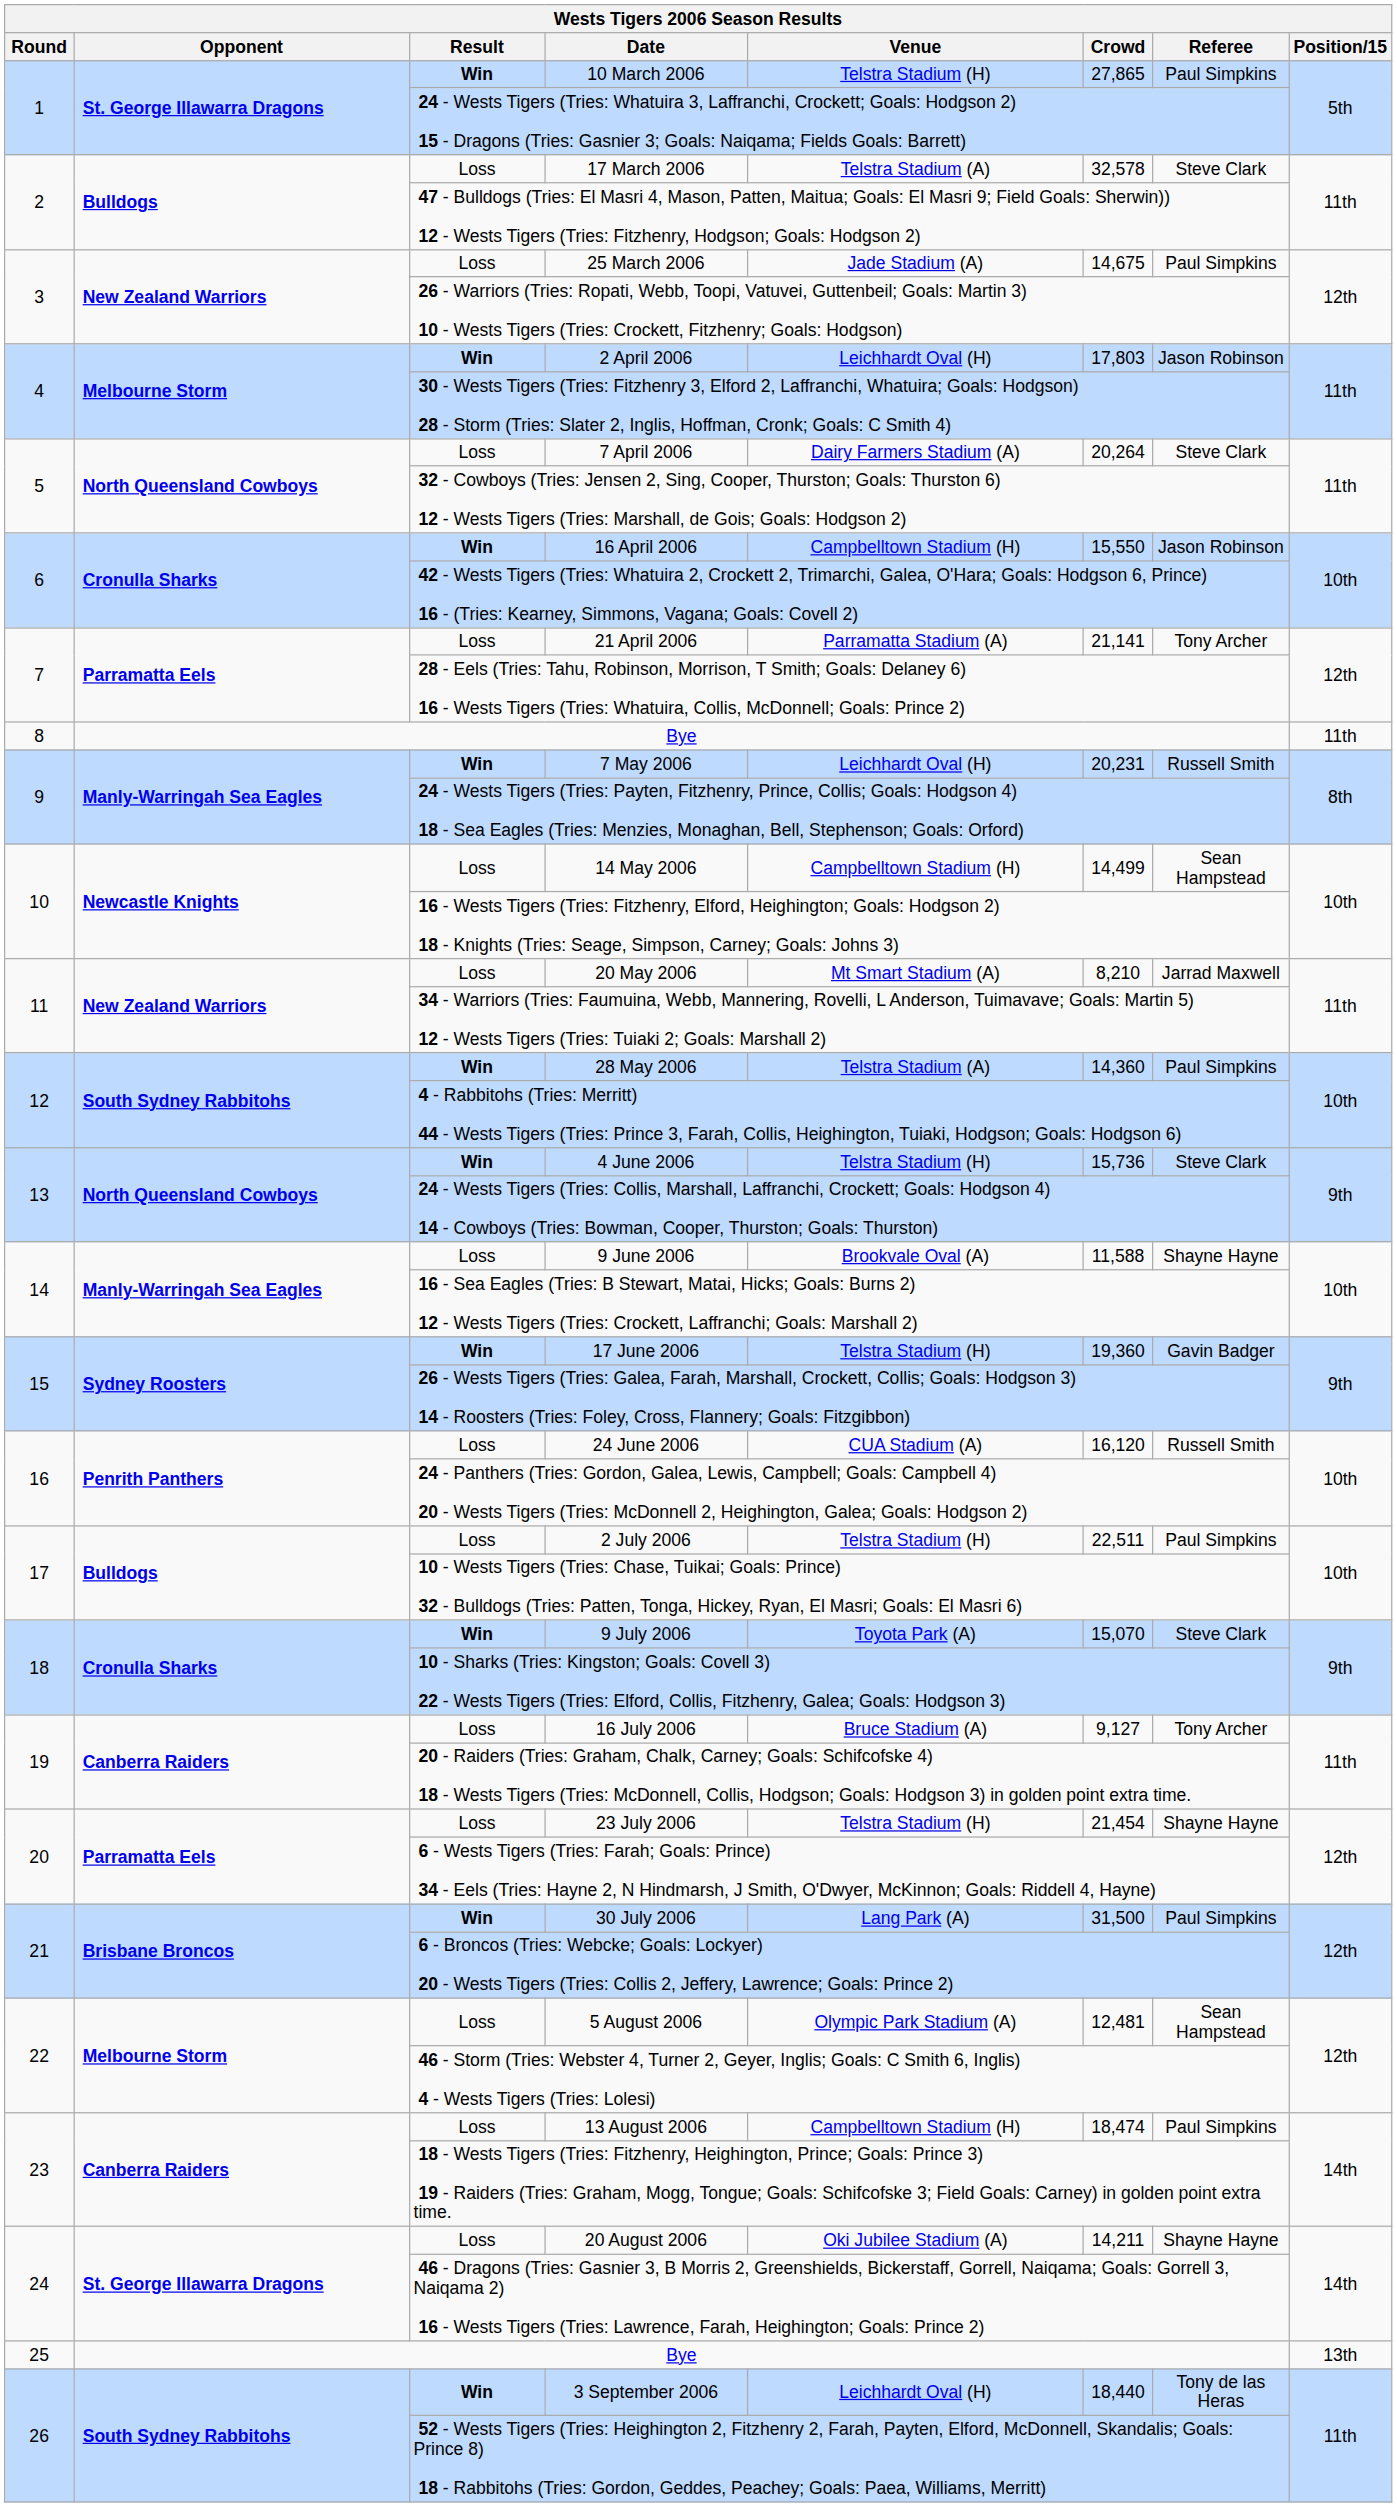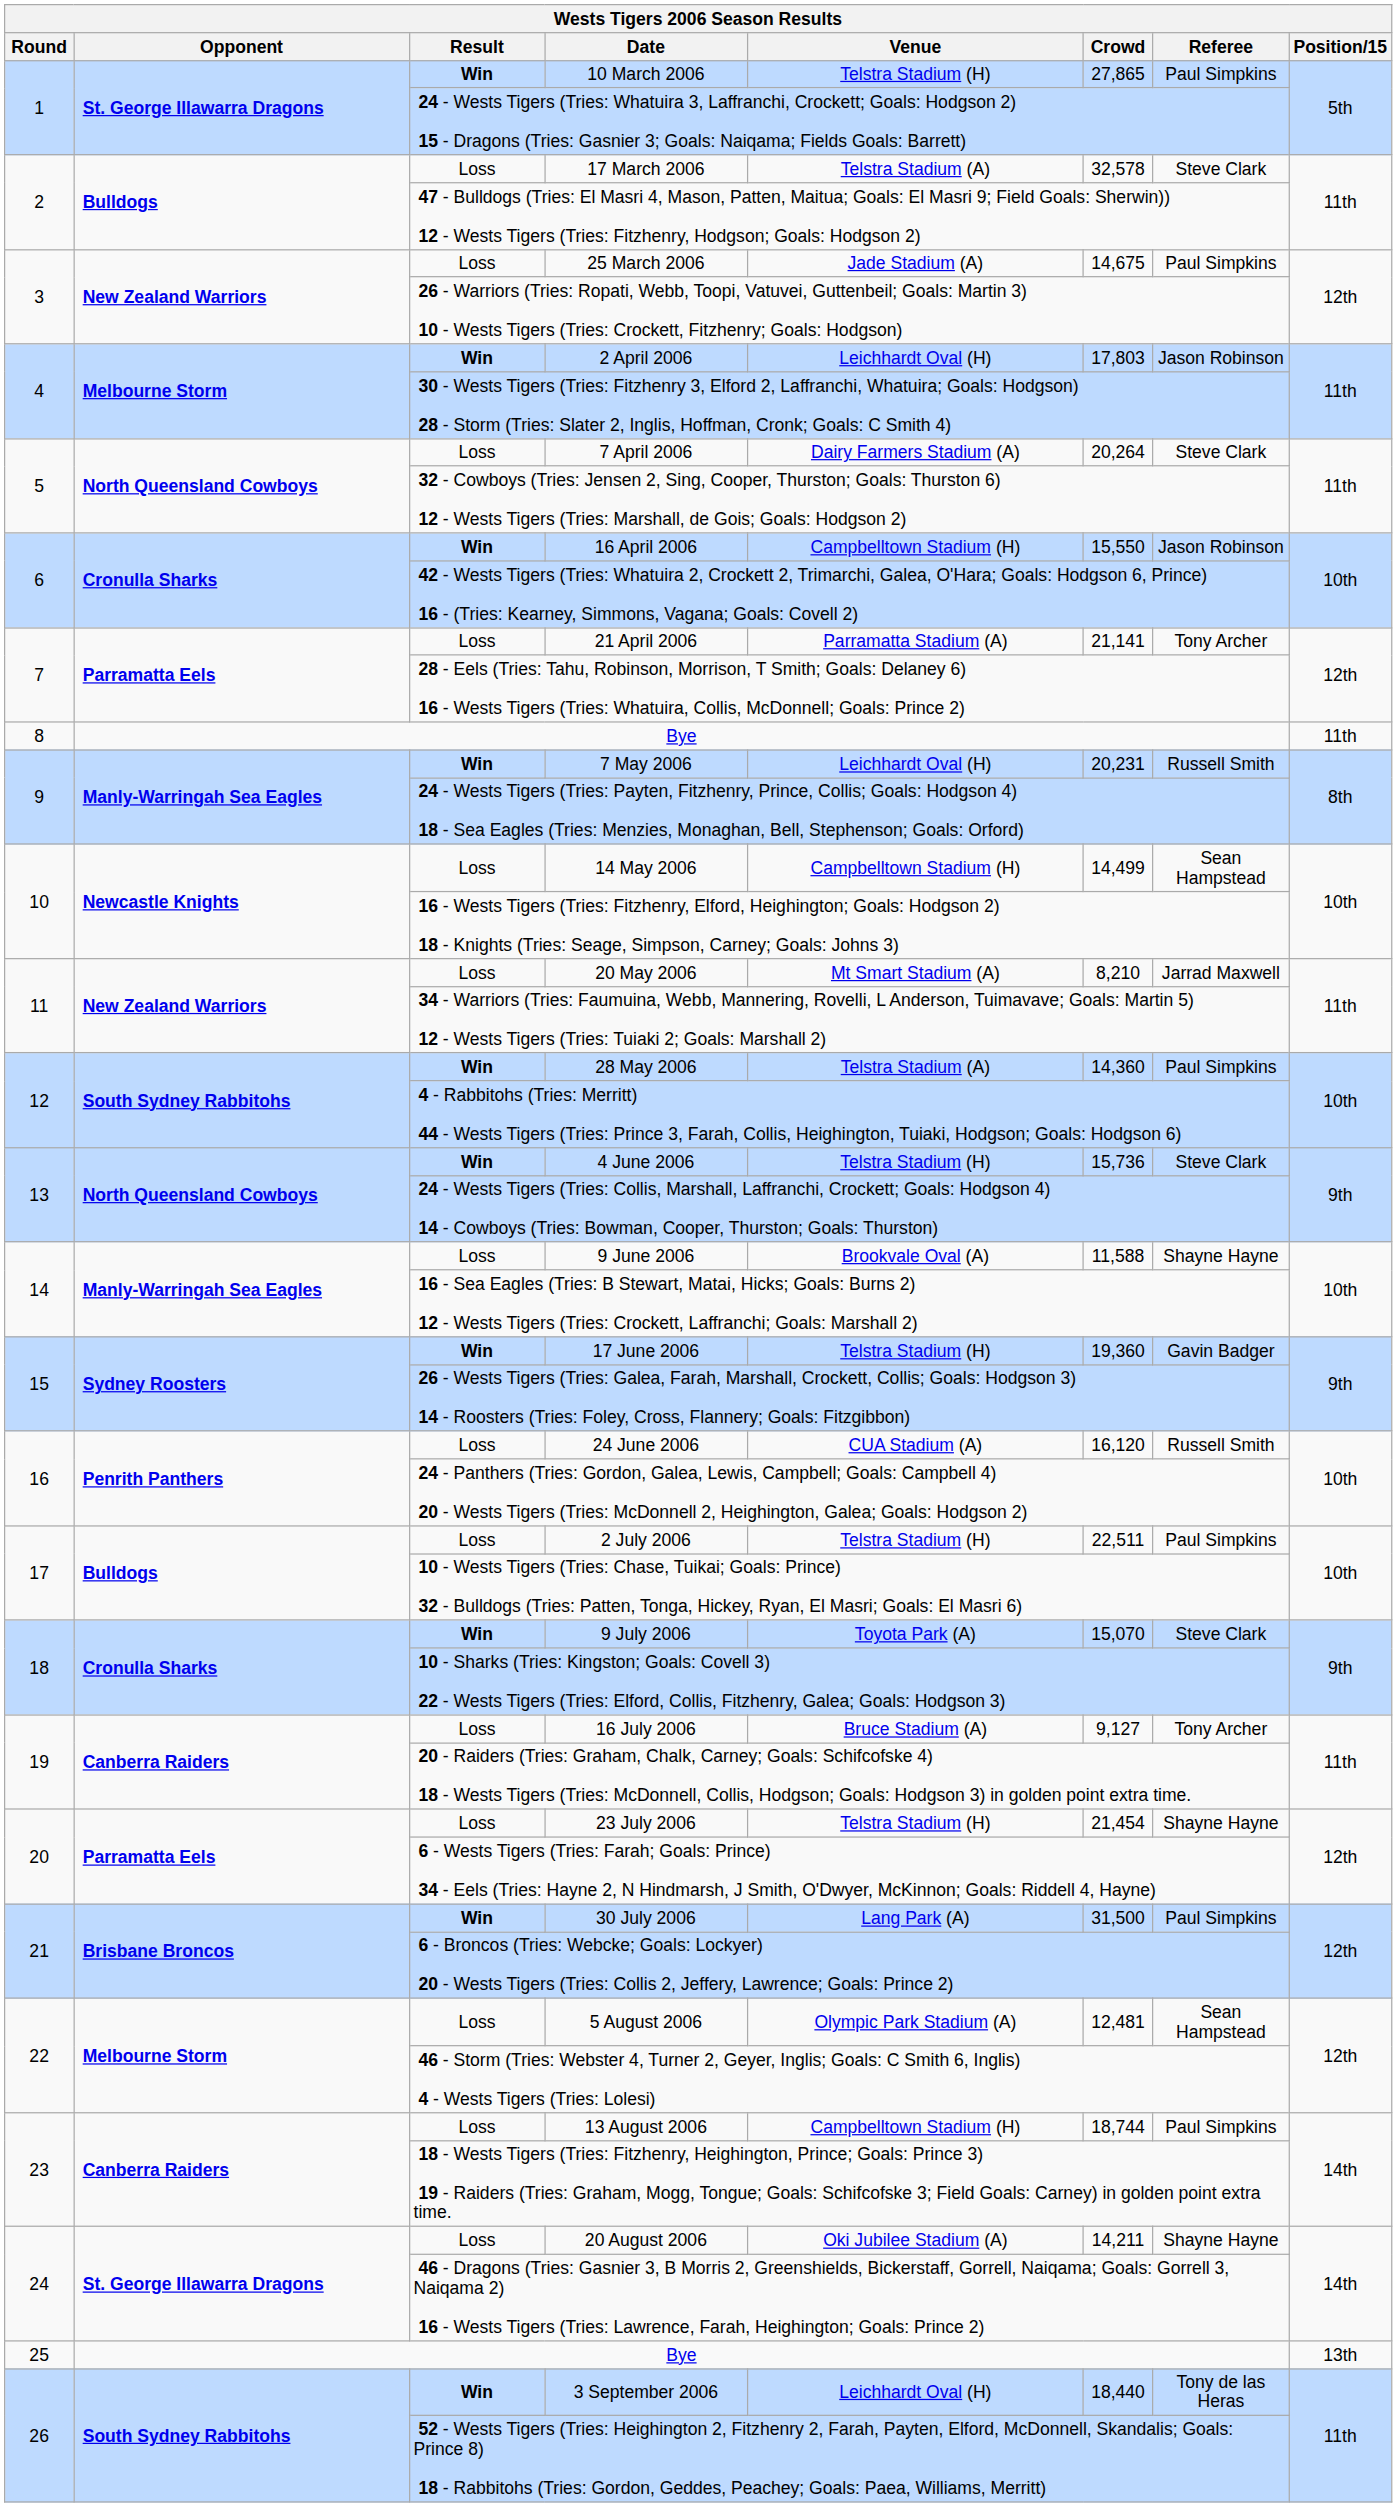(1118, 2127) 18,474 -> (1118, 2127) 18,744
